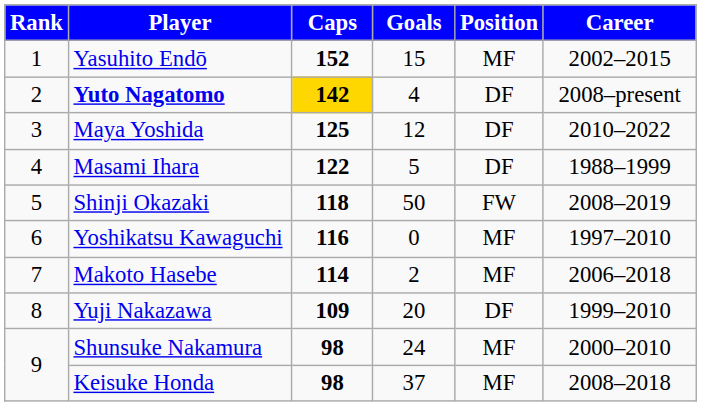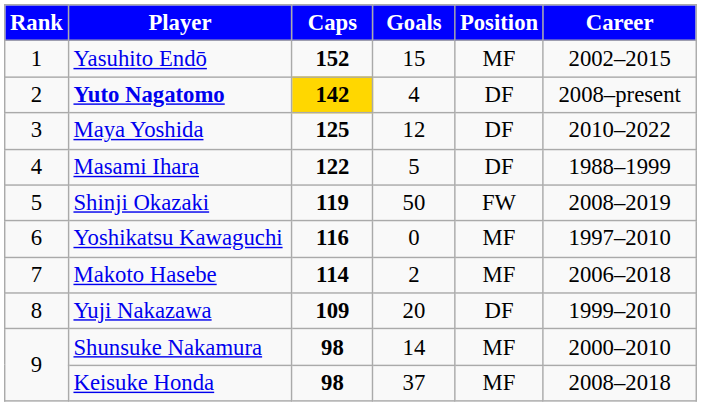(332, 202) 118 -> (332, 202) 119
(414, 346) 24 -> (414, 346) 14
